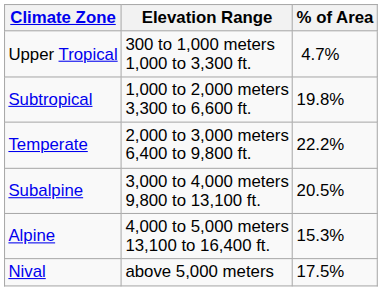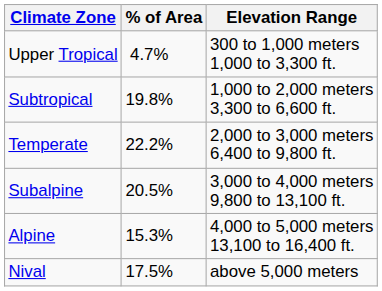columns swapped: (207, 17) <-> (335, 17)
